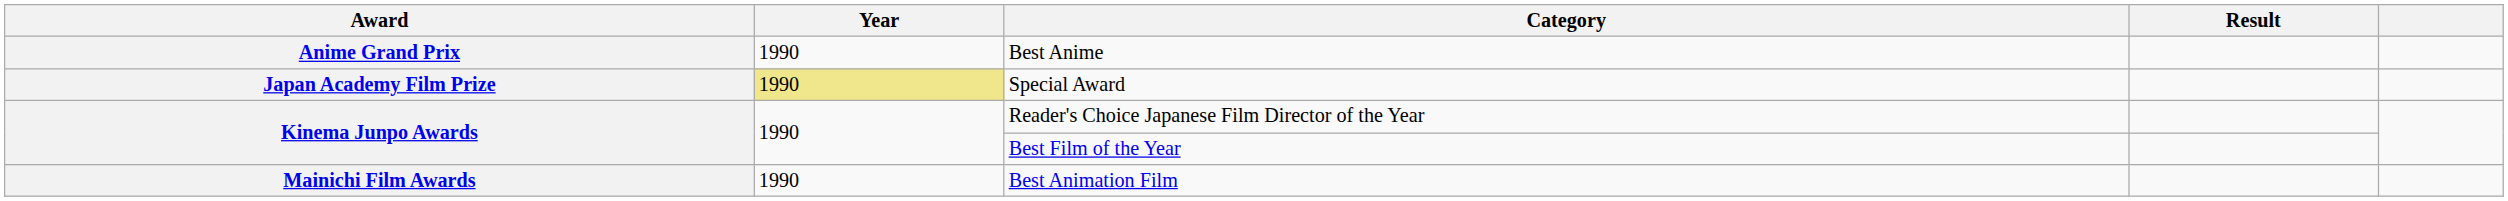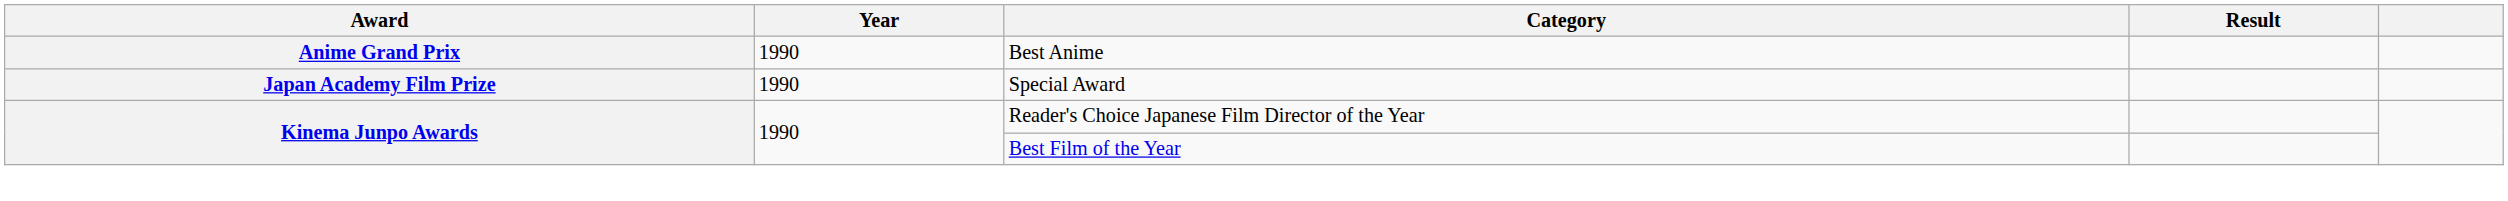(779, 84) khaki background -> (779, 84) no background
- row: (1093, 180)
